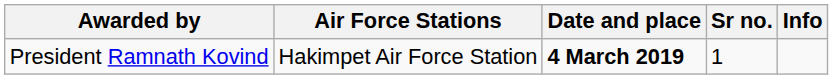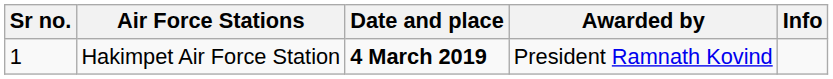columns swapped: (742, 21) <-> (139, 21)
